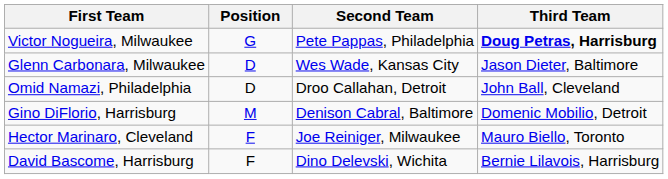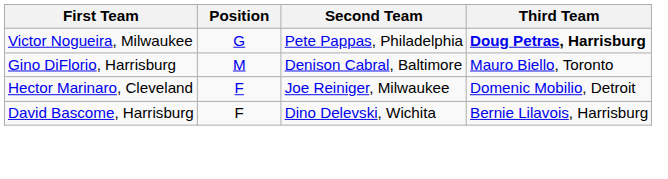- row: (106, 64)
- row: (100, 88)
(564, 112) Domenic Mobilio, Detroit -> (542, 64) Mauro Biello, Toronto
(553, 137) Mauro Biello, Toronto -> (553, 88) Domenic Mobilio, Detroit
